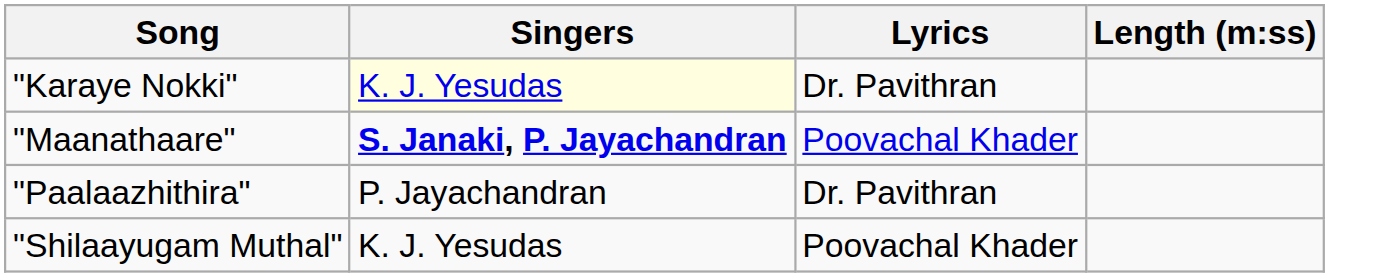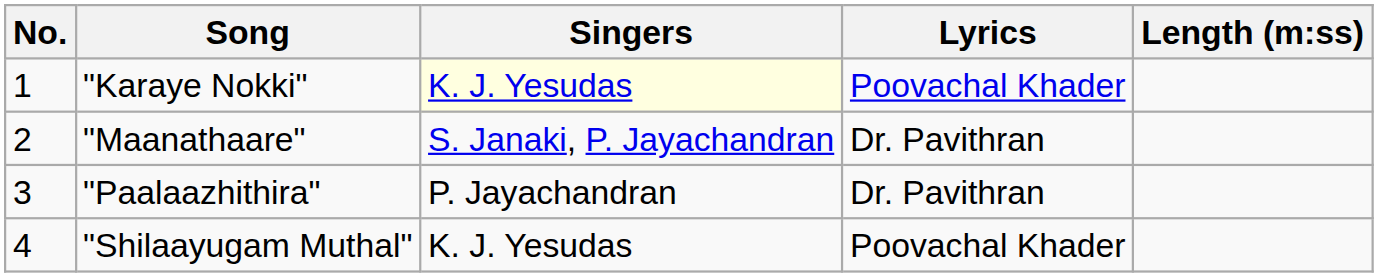+ column: (40, 32)
(900, 85) Dr. Pavithran -> (988, 85) Poovachal Khader
(572, 139) bold -> (631, 139) normal
(940, 139) Poovachal Khader -> (947, 139) Dr. Pavithran
